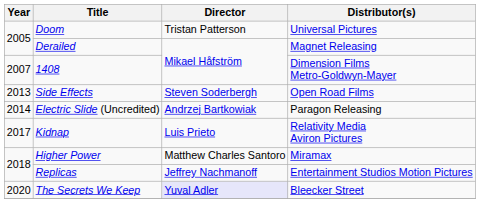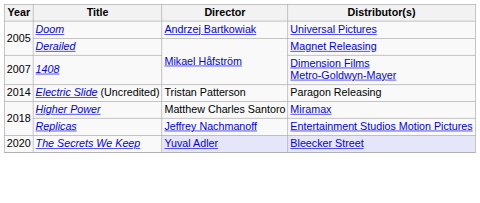(205, 30) Tristan Patterson -> (210, 30) Andrzej Bartkowiak
- row: (64, 93)
(210, 110) Andrzej Bartkowiak -> (205, 93) Tristan Patterson
- row: (52, 133)
(327, 190) no background -> (327, 144) lavender background
